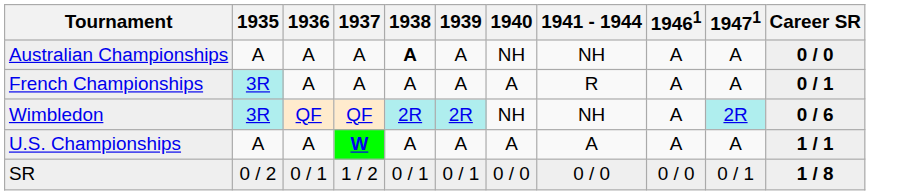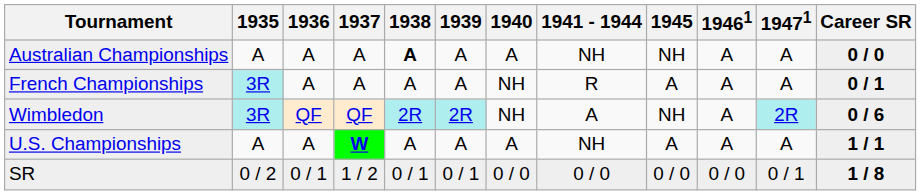+ column: (672, 22)
(511, 54) NH -> (511, 54) A
(511, 84) A -> (511, 84) NH
(592, 114) NH -> (592, 114) A
(592, 144) A -> (592, 144) NH
